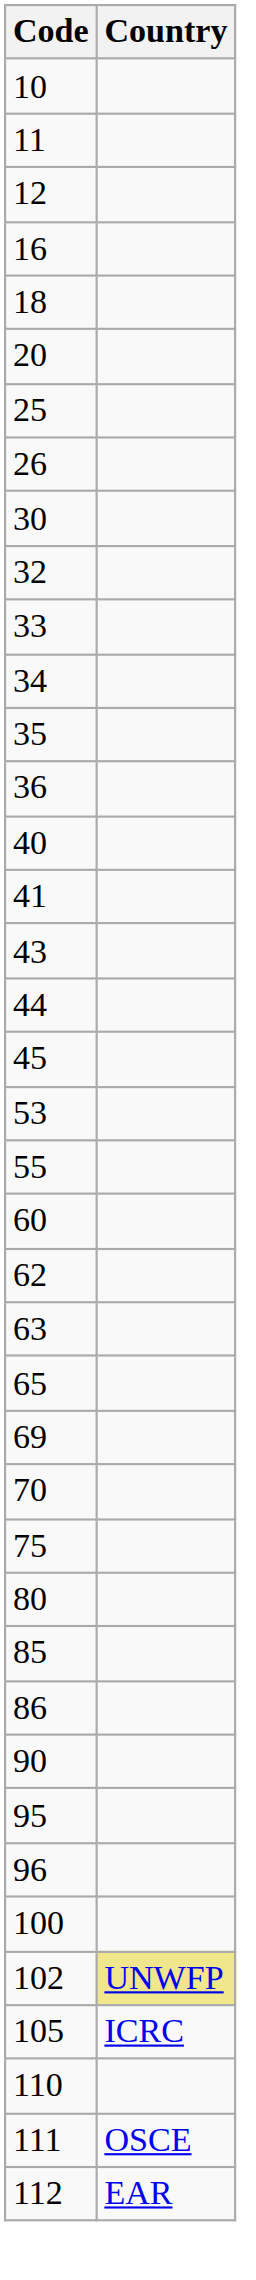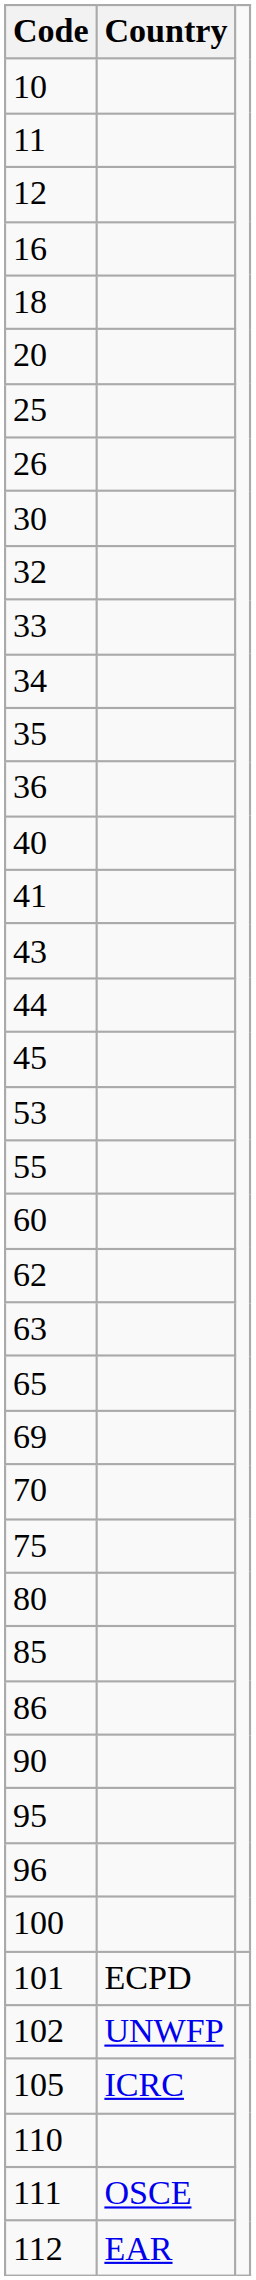+ row: (38, 1977)
(164, 1977) khaki background -> (164, 2031) no background
